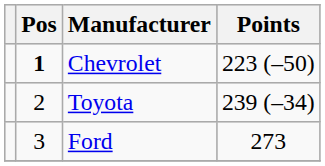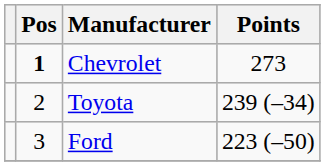(268, 63) 223 (–50) -> (268, 63) 273
(268, 141) 273 -> (268, 141) 223 (–50)
